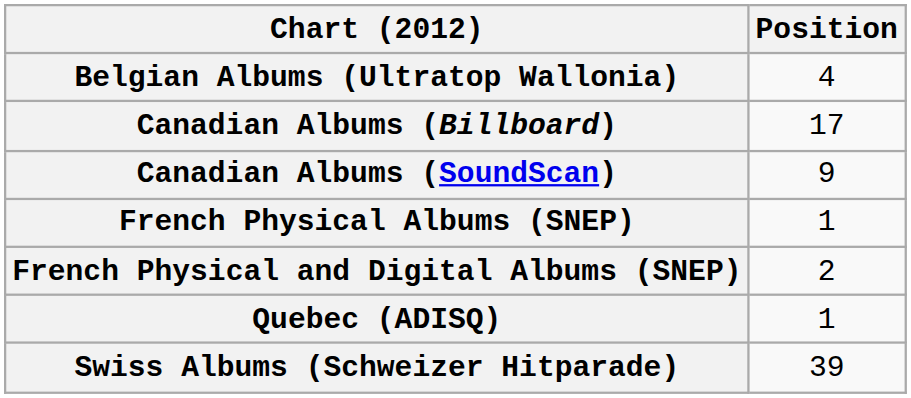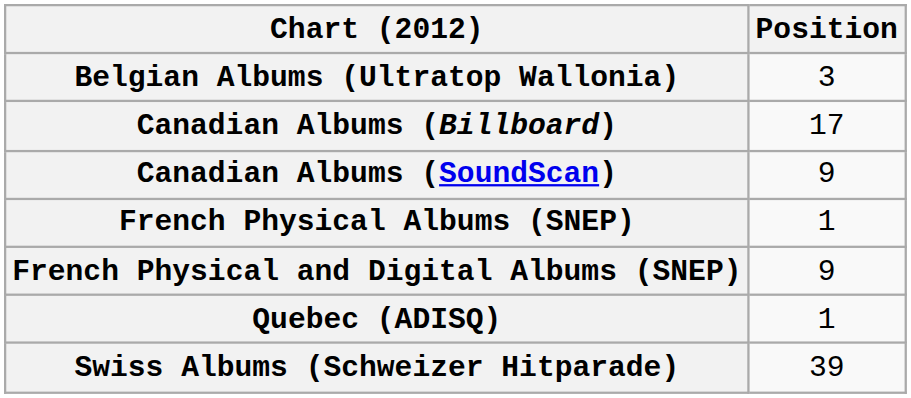(827, 78) 4 -> (827, 78) 3
(827, 271) 2 -> (827, 271) 9
